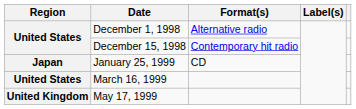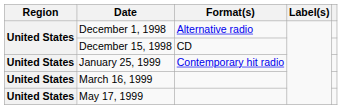(244, 46) Contemporary hit radio -> (184, 46) CD
(48, 63) Japan -> (41, 63) United States
(198, 63) CD -> (230, 63) Contemporary hit radio
(48, 96) United Kingdom -> (41, 96) United States
